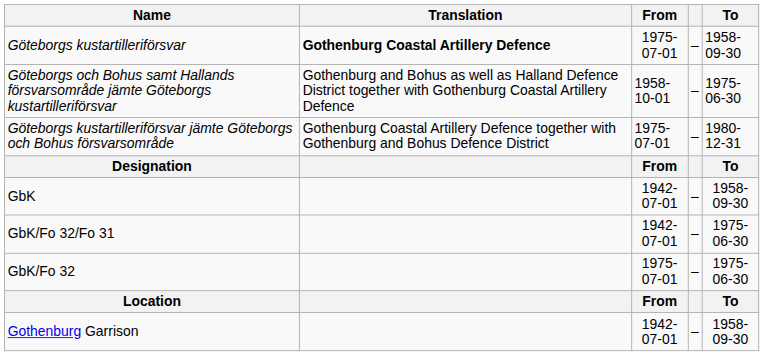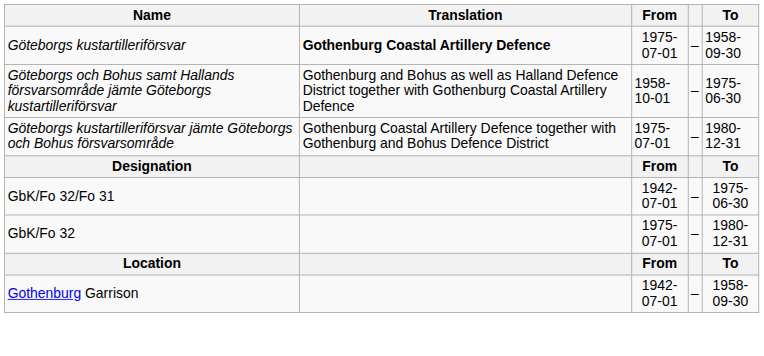- row: (22, 196)
(730, 271) 1975-06-30 -> (730, 234) 1980-12-31
